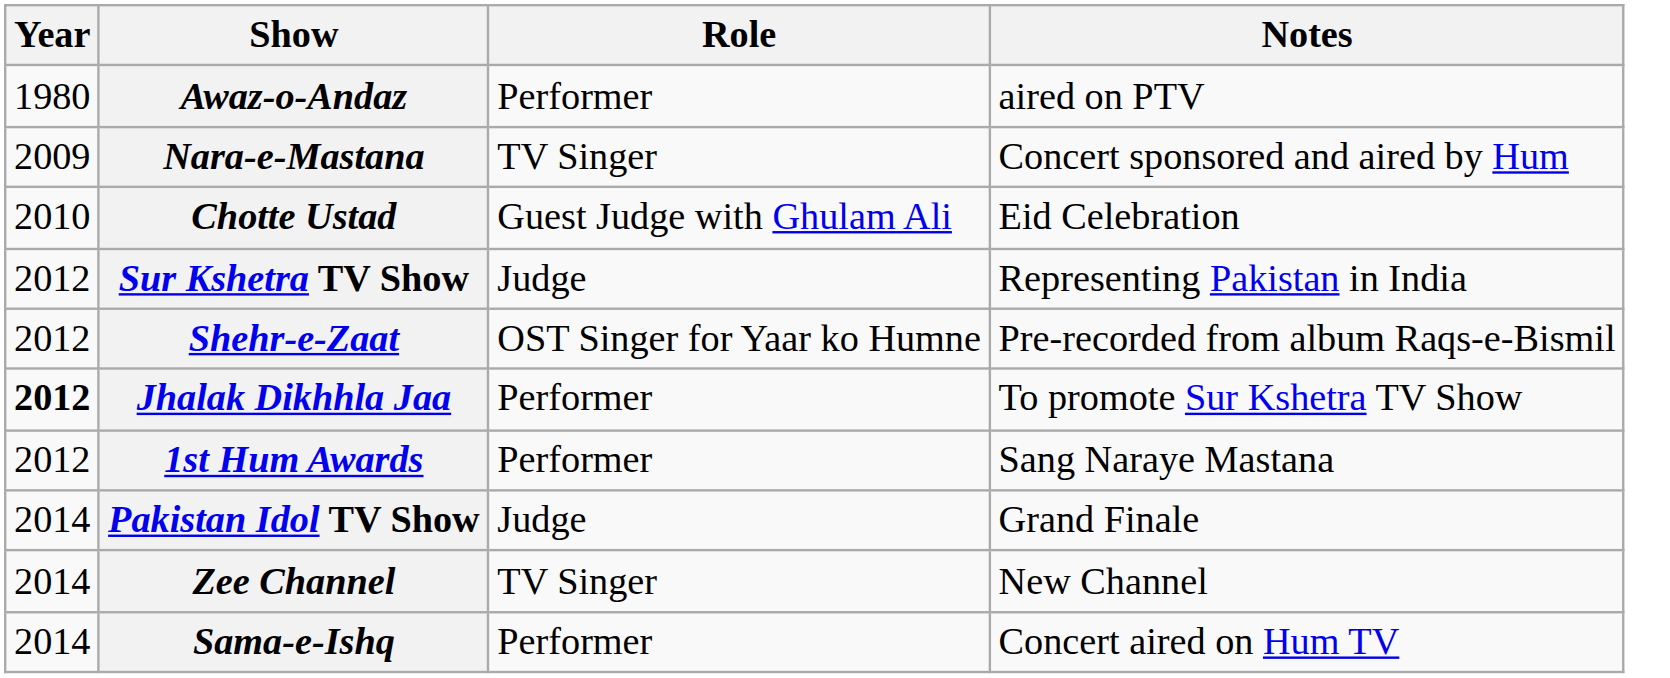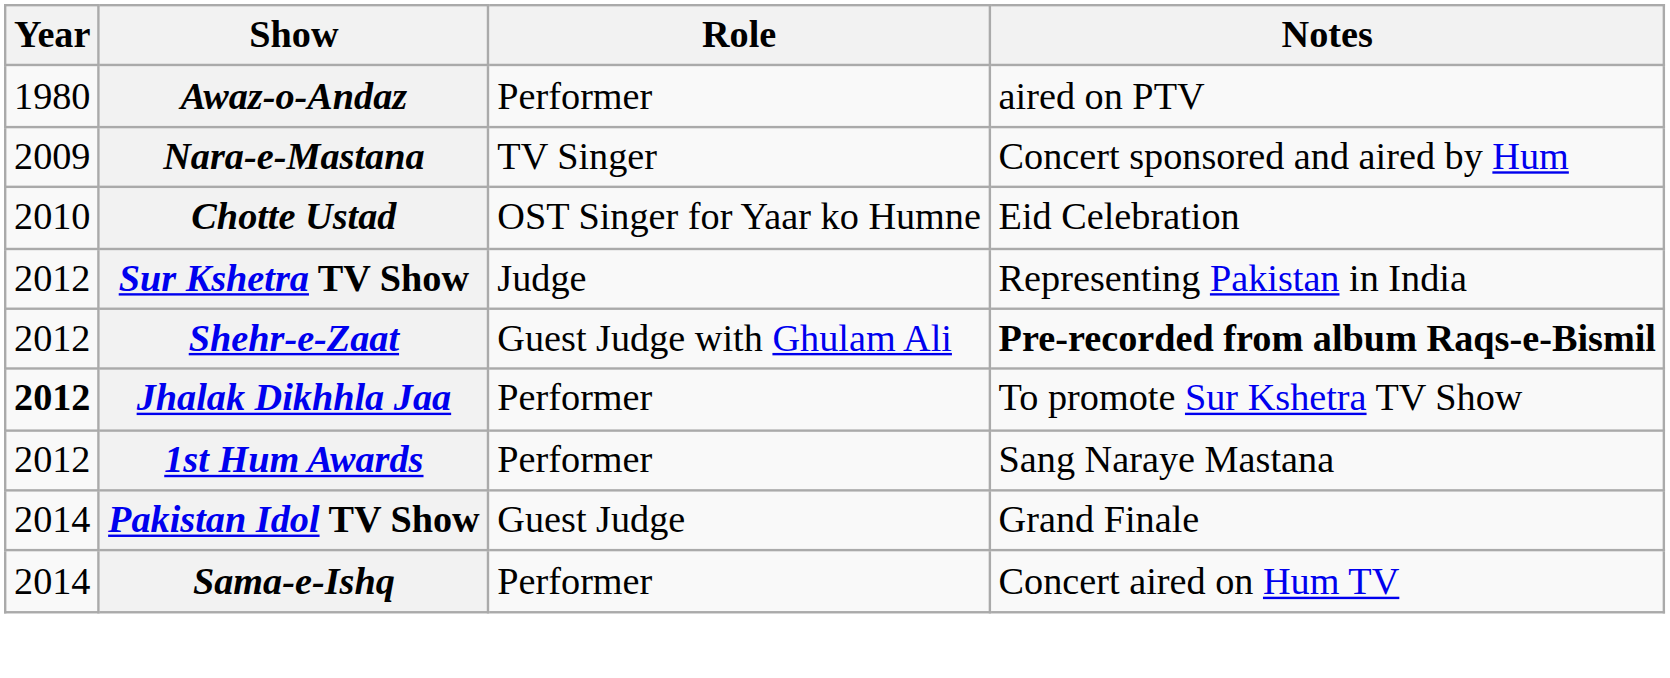(725, 216) Guest Judge with Ghulam Ali -> (739, 216) OST Singer for Yaar ko Humne
(739, 338) OST Singer for Yaar ko Humne -> (725, 338) Guest Judge with Ghulam Ali
(1307, 338) normal -> (1327, 338) bold
(542, 519) Judge -> (591, 519) Guest Judge
- row: (294, 580)
